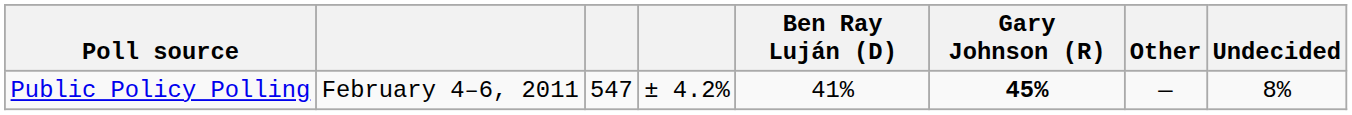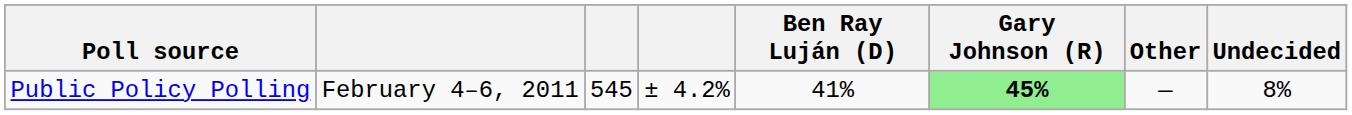(611, 91) 547 -> (611, 91) 545
(1027, 91) no background -> (1027, 91) lightgreen background
